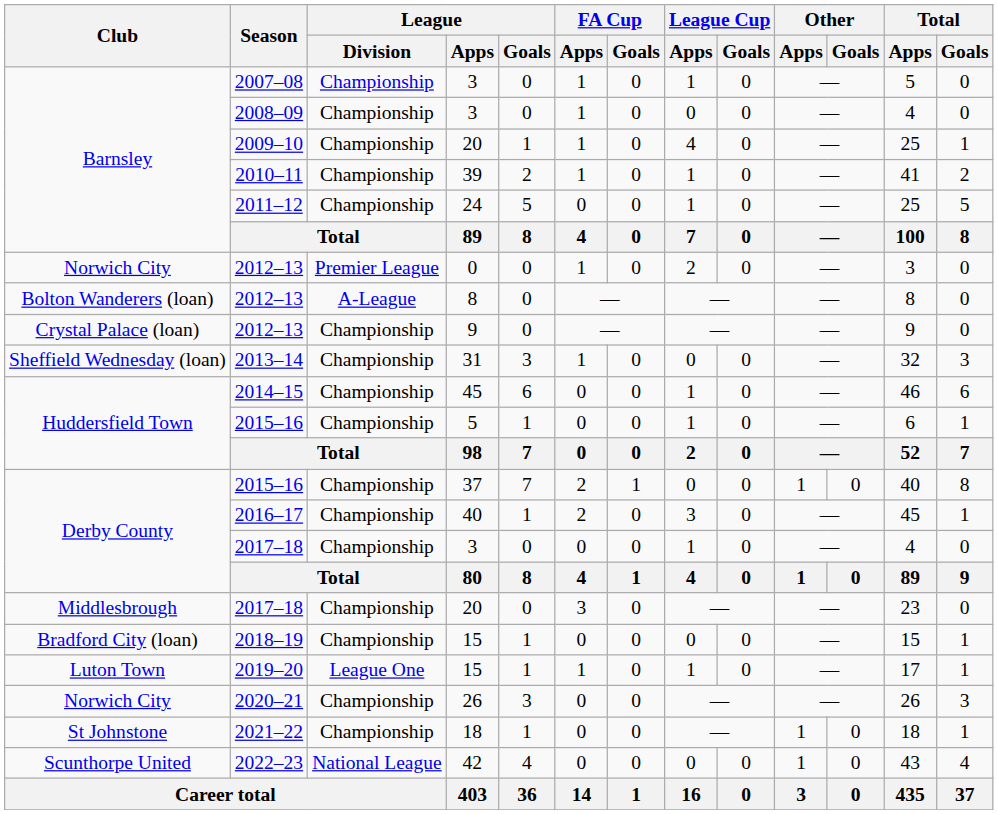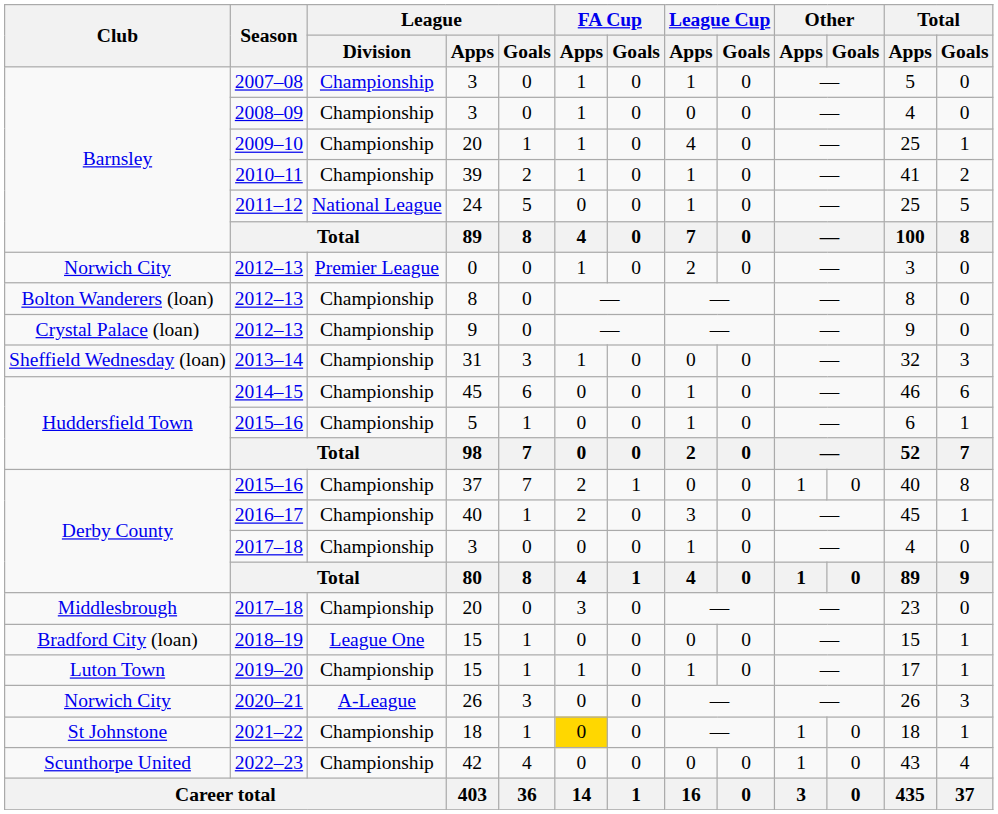(377, 205) Championship -> (377, 205) National League
(377, 298) A-League -> (377, 298) Championship
(377, 639) Championship -> (377, 639) League One
(377, 670) League One -> (377, 670) Championship
(377, 701) Championship -> (377, 701) A-League
(581, 732) no background -> (581, 732) gold background
(377, 762) National League -> (377, 762) Championship
